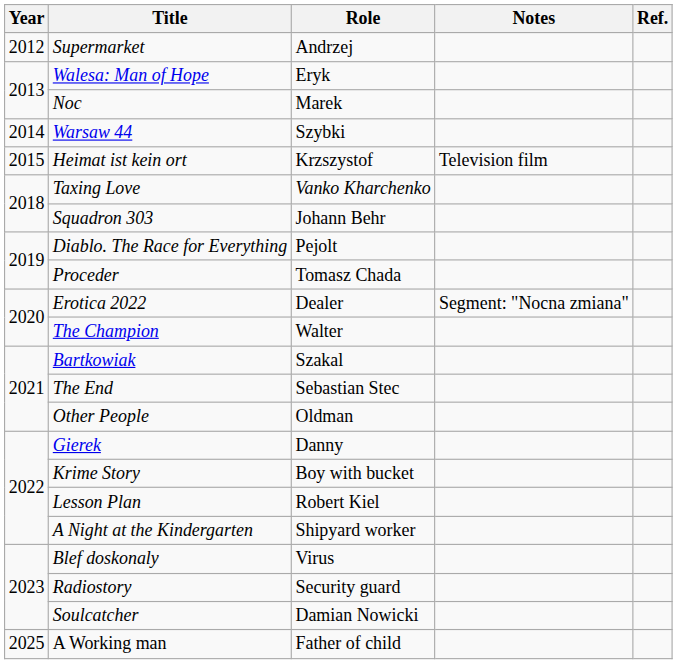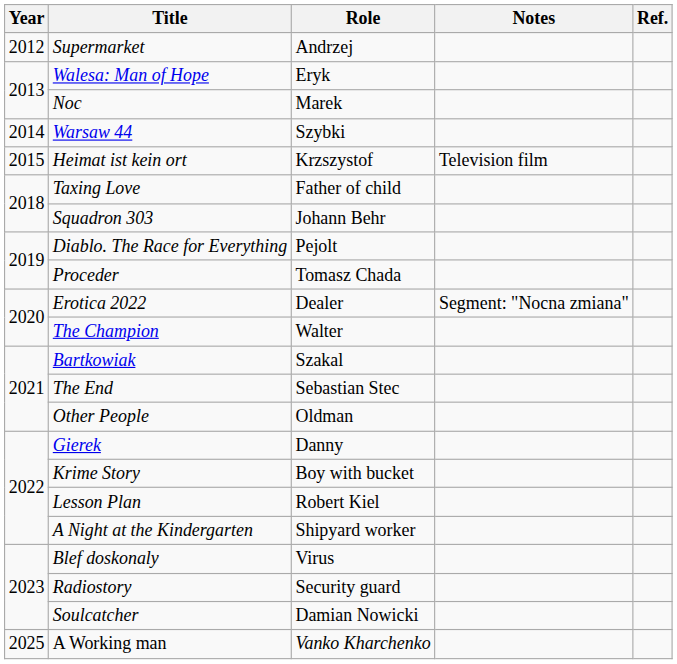(363, 189) Vanko Kharchenko -> (348, 189) Father of child
(348, 643) Father of child -> (363, 643) Vanko Kharchenko
